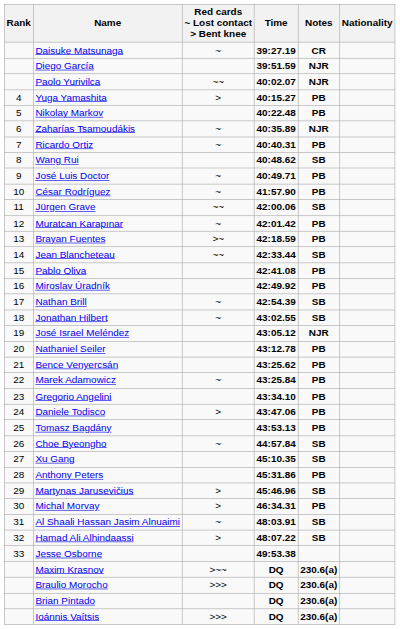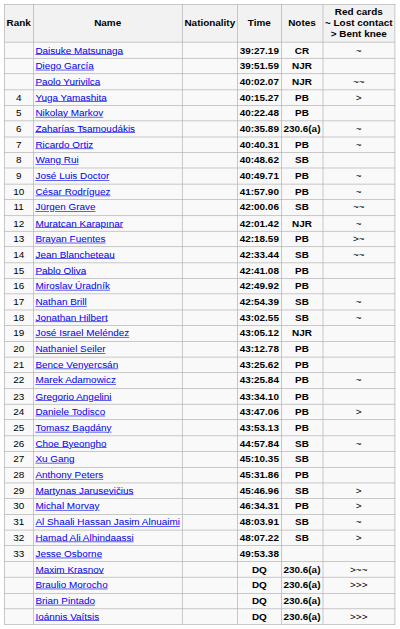columns swapped: (367, 23) <-> (218, 23)
(319, 129) NJR -> (302, 129) 230.6(a)
(319, 223) PB -> (302, 223) NJR
